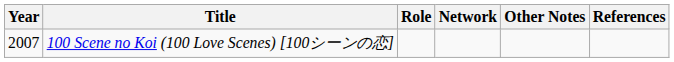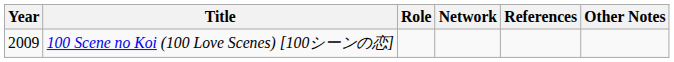columns swapped: (545, 16) <-> (629, 16)
(24, 43) 2007 -> (24, 43) 2009
